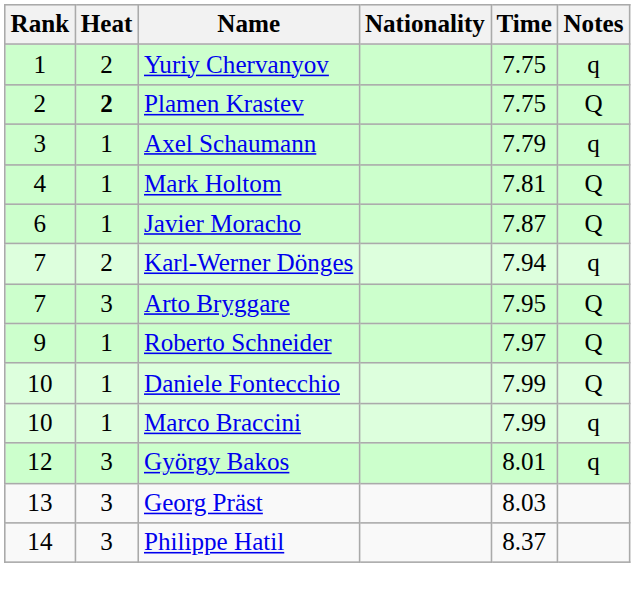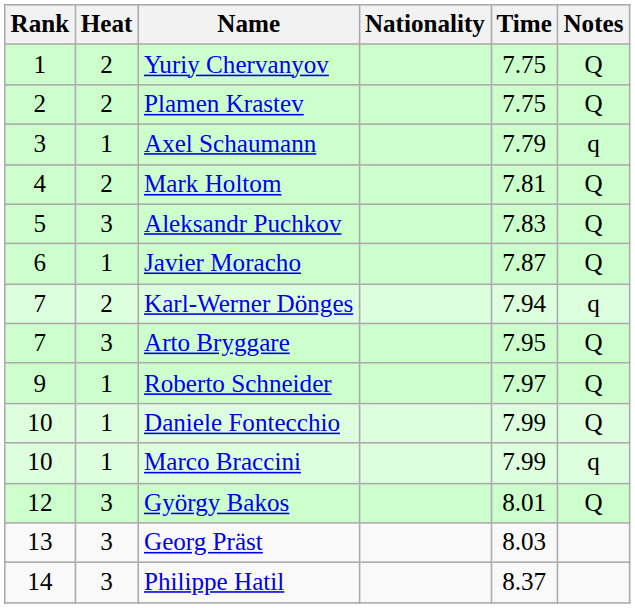(593, 64) q -> (593, 64) Q
(107, 104) bold -> (107, 104) normal
(107, 183) 1 -> (107, 183) 2
+ row: (243, 223)
(593, 462) q -> (593, 502) Q
